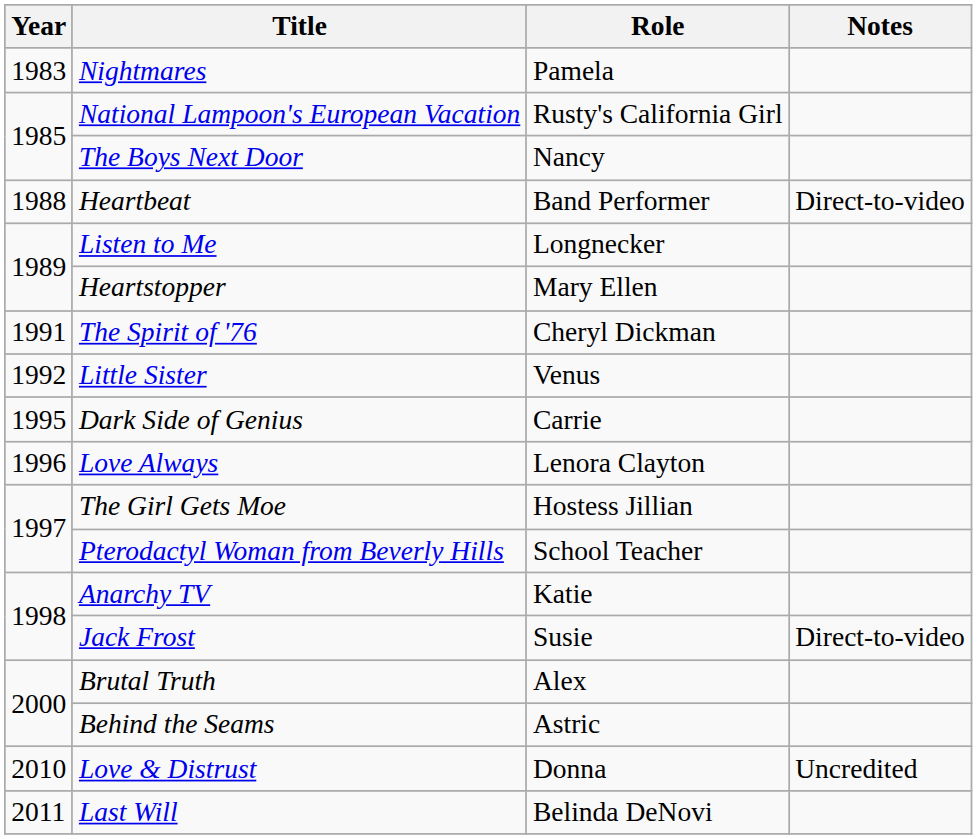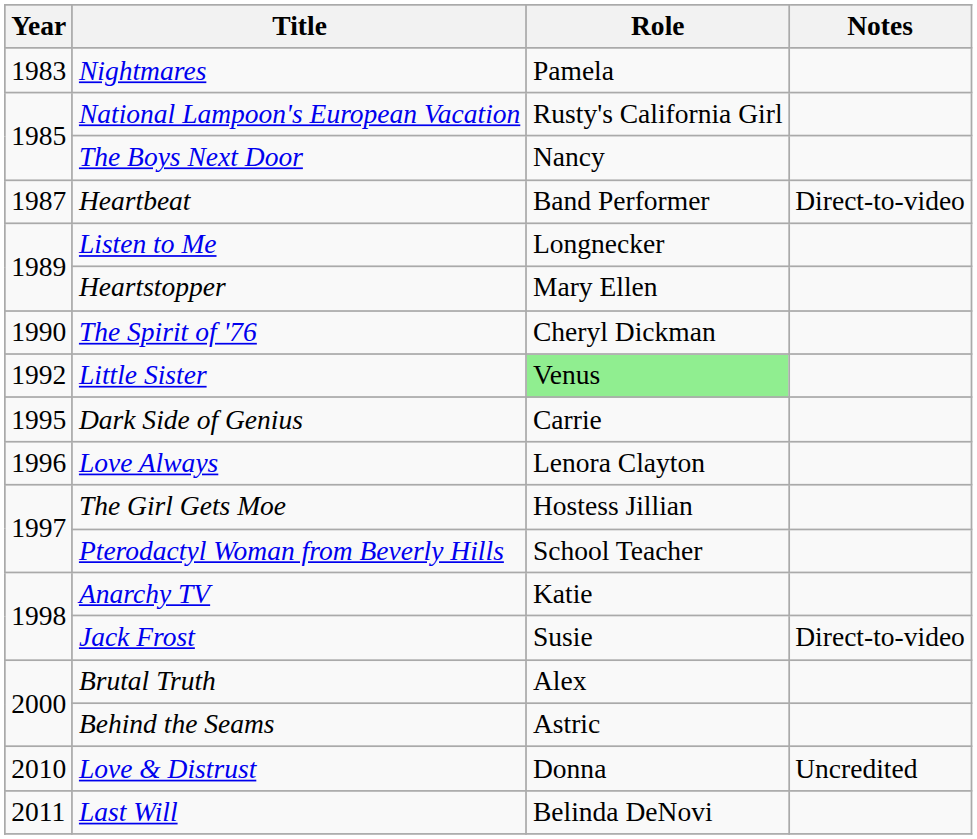(39, 200) 1988 -> (39, 200) 1987
(39, 331) 1991 -> (39, 331) 1990
(567, 375) no background -> (567, 375) lightgreen background
